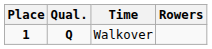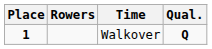columns swapped: (181, 15) <-> (69, 15)
